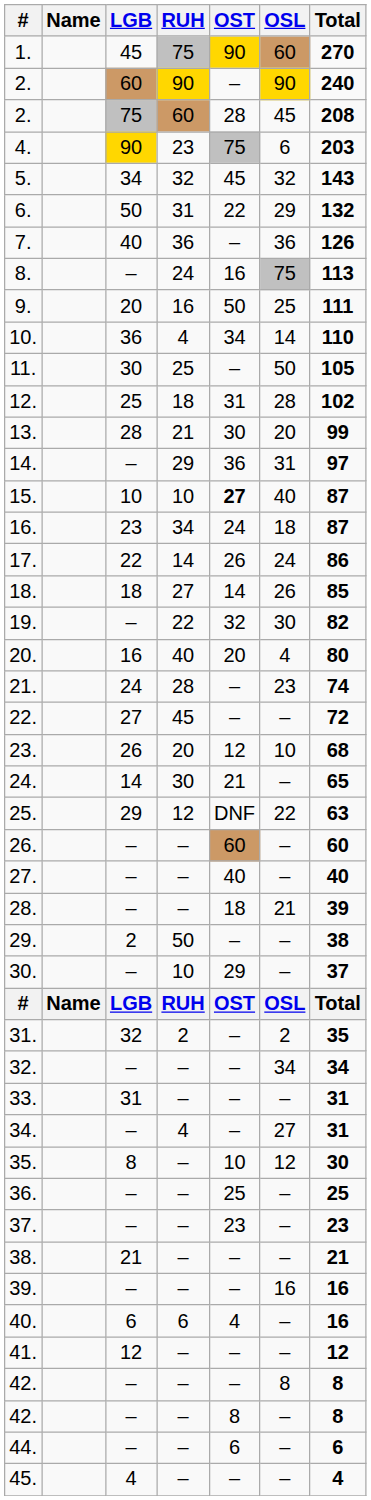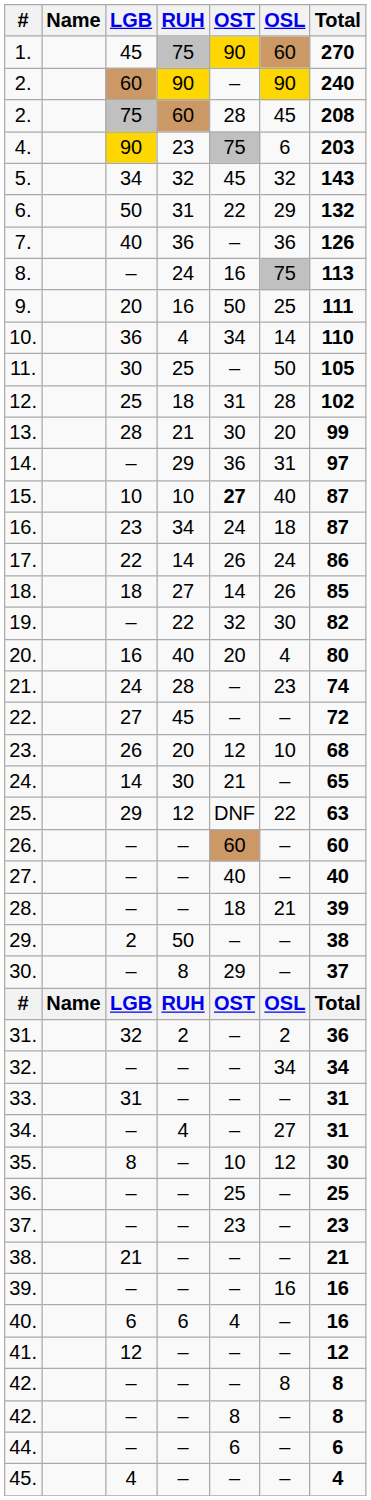(183, 971) 10 -> (183, 971) 8
(338, 1035) 35 -> (338, 1035) 36
